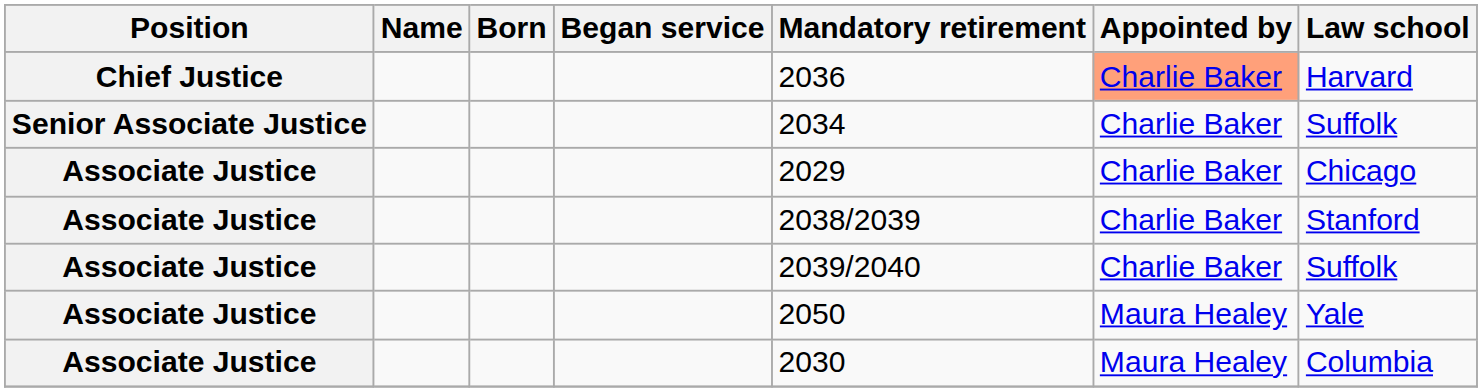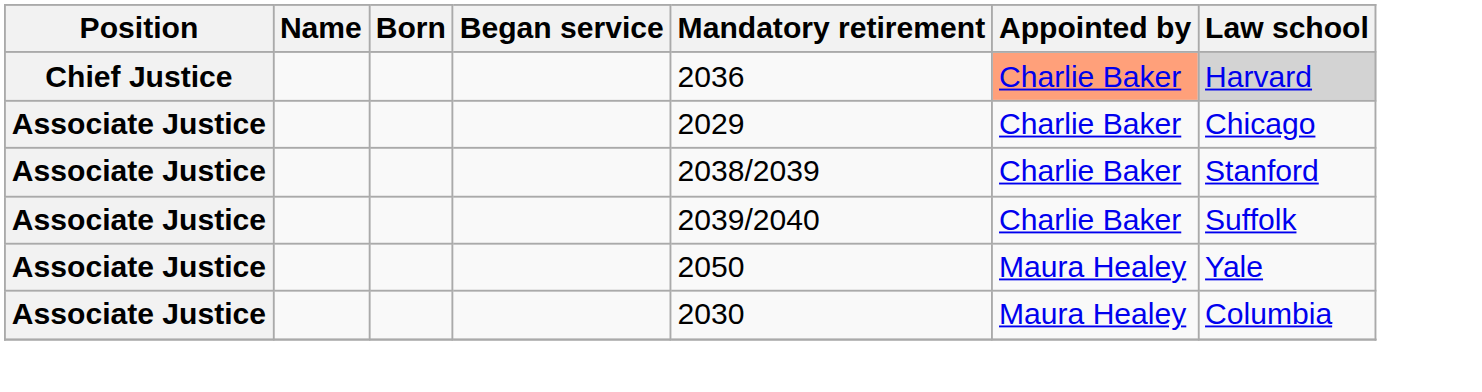(1359, 76) no background -> (1259, 76) lightgrey background
- row: (189, 123)
